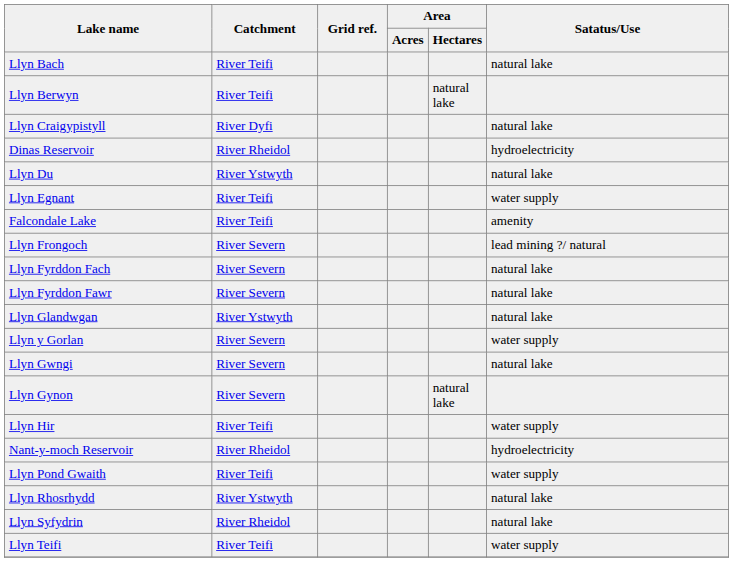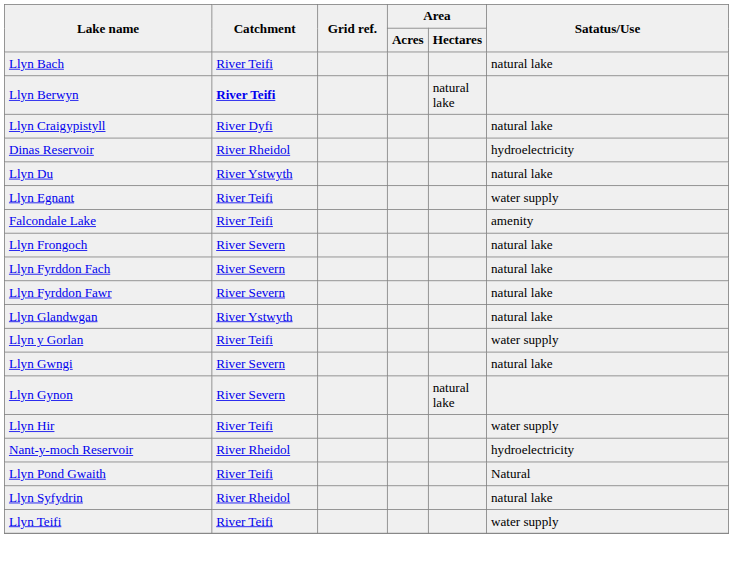(245, 95) normal -> (246, 95) bold
(548, 245) lead mining ?/ natural -> (522, 245) natural lake
(251, 340) River Severn -> (245, 340) River Teifi
(525, 473) water supply -> (511, 473) Natural
- row: (52, 497)
